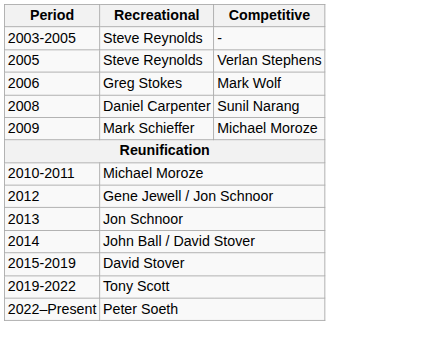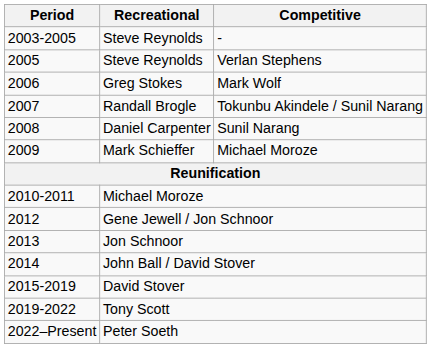+ row: (150, 106)
